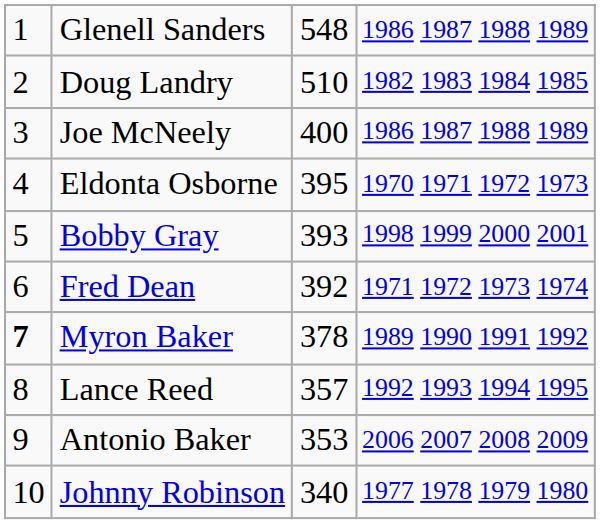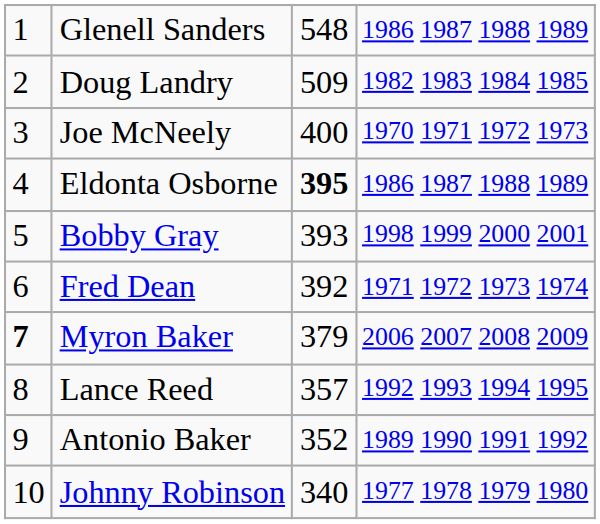(324, 81) 510 -> (324, 81) 509
(475, 132) 1986 1987 1988 1989 -> (475, 132) 1970 1971 1972 1973
(324, 183) normal -> (324, 183) bold
(475, 183) 1970 1971 1972 1973 -> (475, 183) 1986 1987 1988 1989
(324, 337) 378 -> (324, 337) 379
(475, 337) 1989 1990 1991 1992 -> (475, 337) 2006 2007 2008 2009
(324, 440) 353 -> (324, 440) 352
(475, 440) 2006 2007 2008 2009 -> (475, 440) 1989 1990 1991 1992
